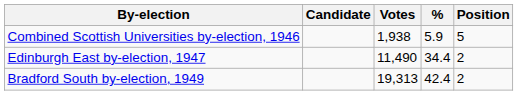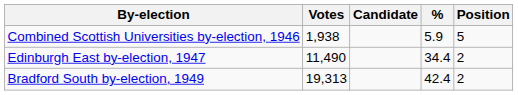columns swapped: (338, 15) <-> (398, 15)
